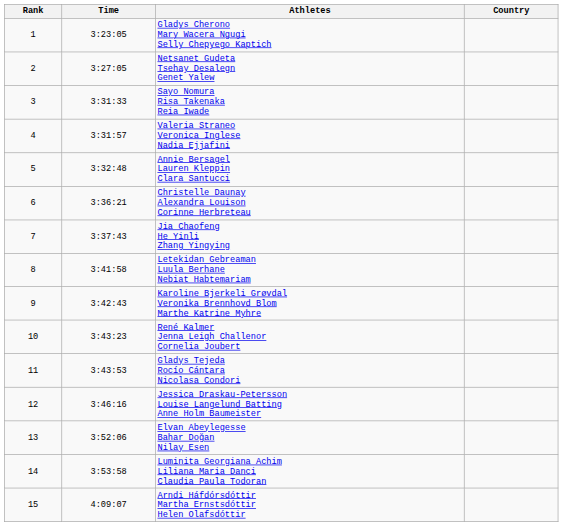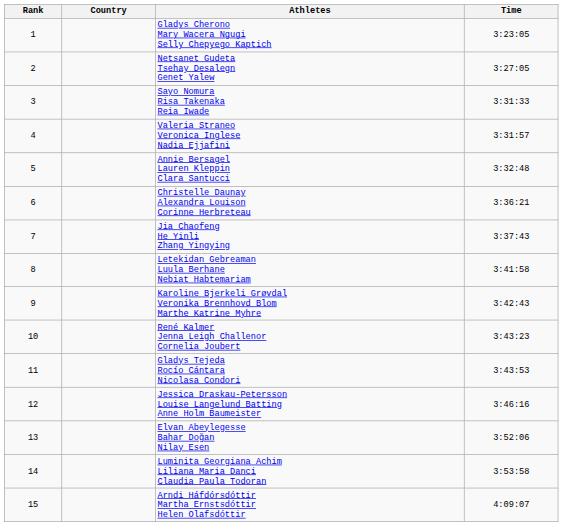columns swapped: (511, 12) <-> (109, 12)
